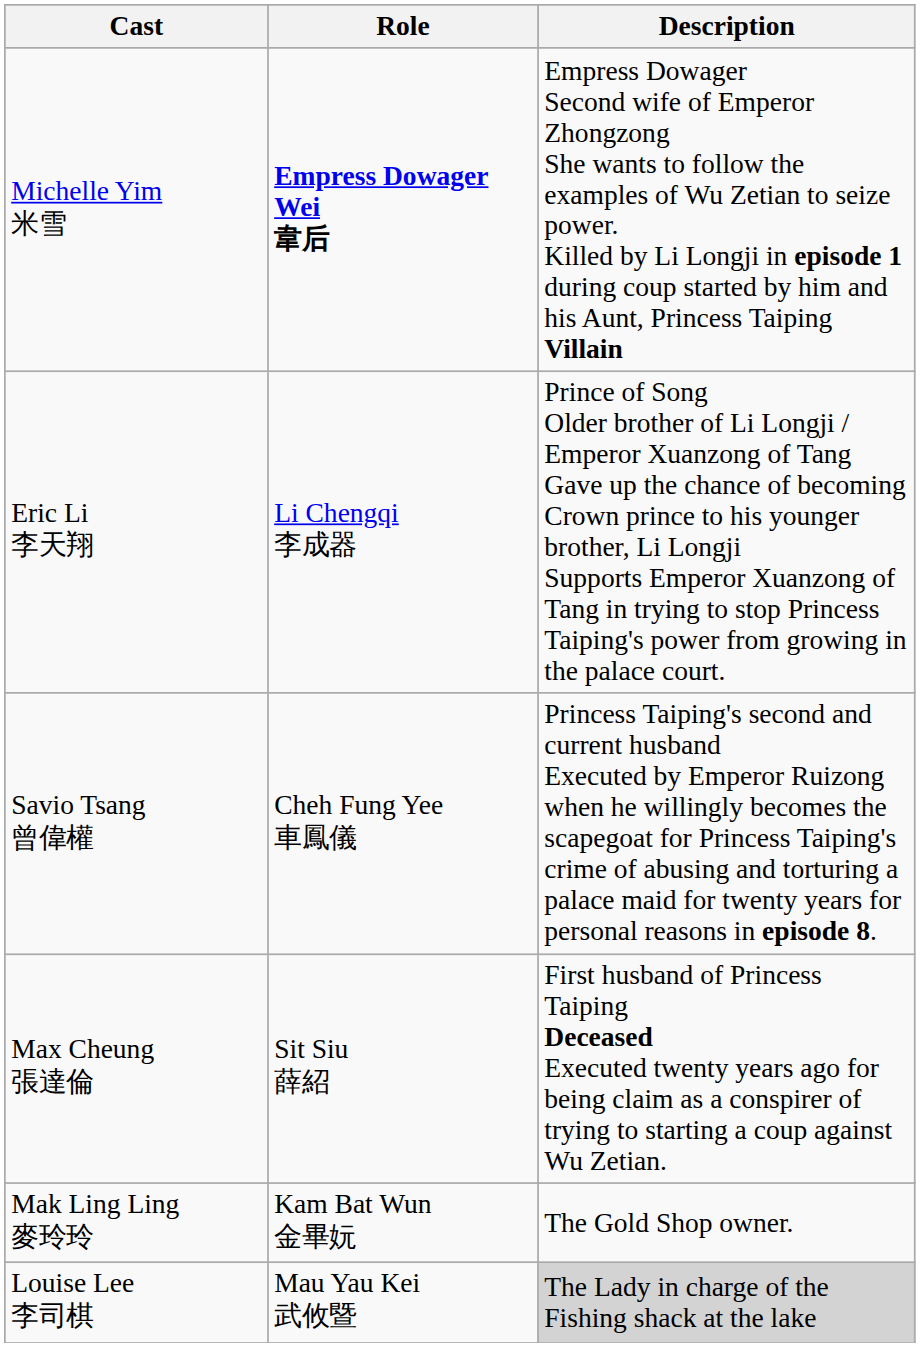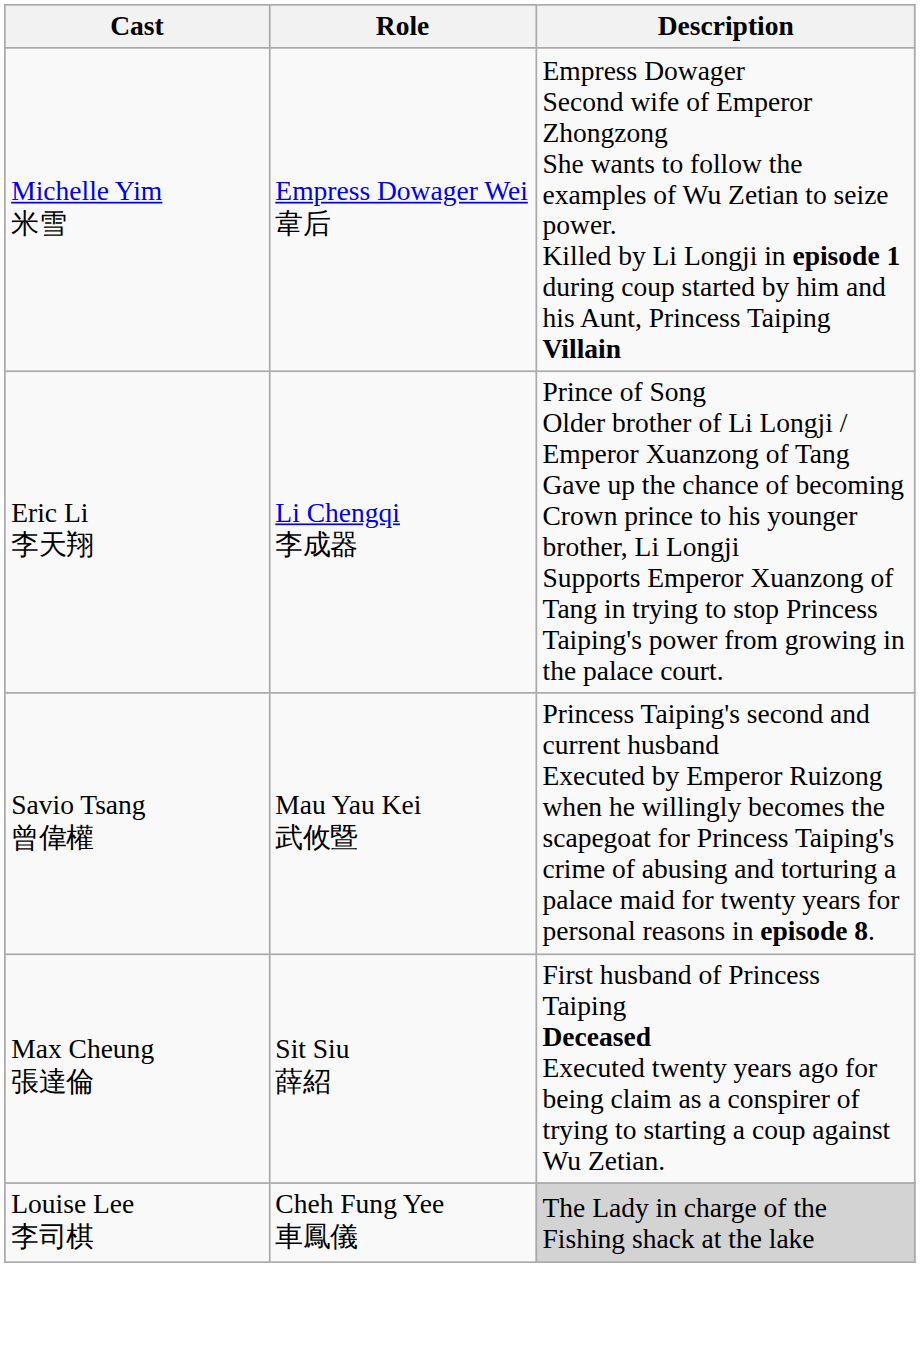(381, 207) bold -> (402, 207) normal
(359, 821) Cheh Fung Yee 車鳳儀 -> (348, 821) Mau Yau Kei 武攸暨
- row: (95, 1220)
(347, 1300) Mau Yau Kei 武攸暨 -> (360, 1220) Cheh Fung Yee 車鳳儀
